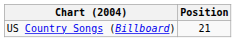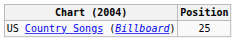(204, 29) 21 -> (204, 29) 25
